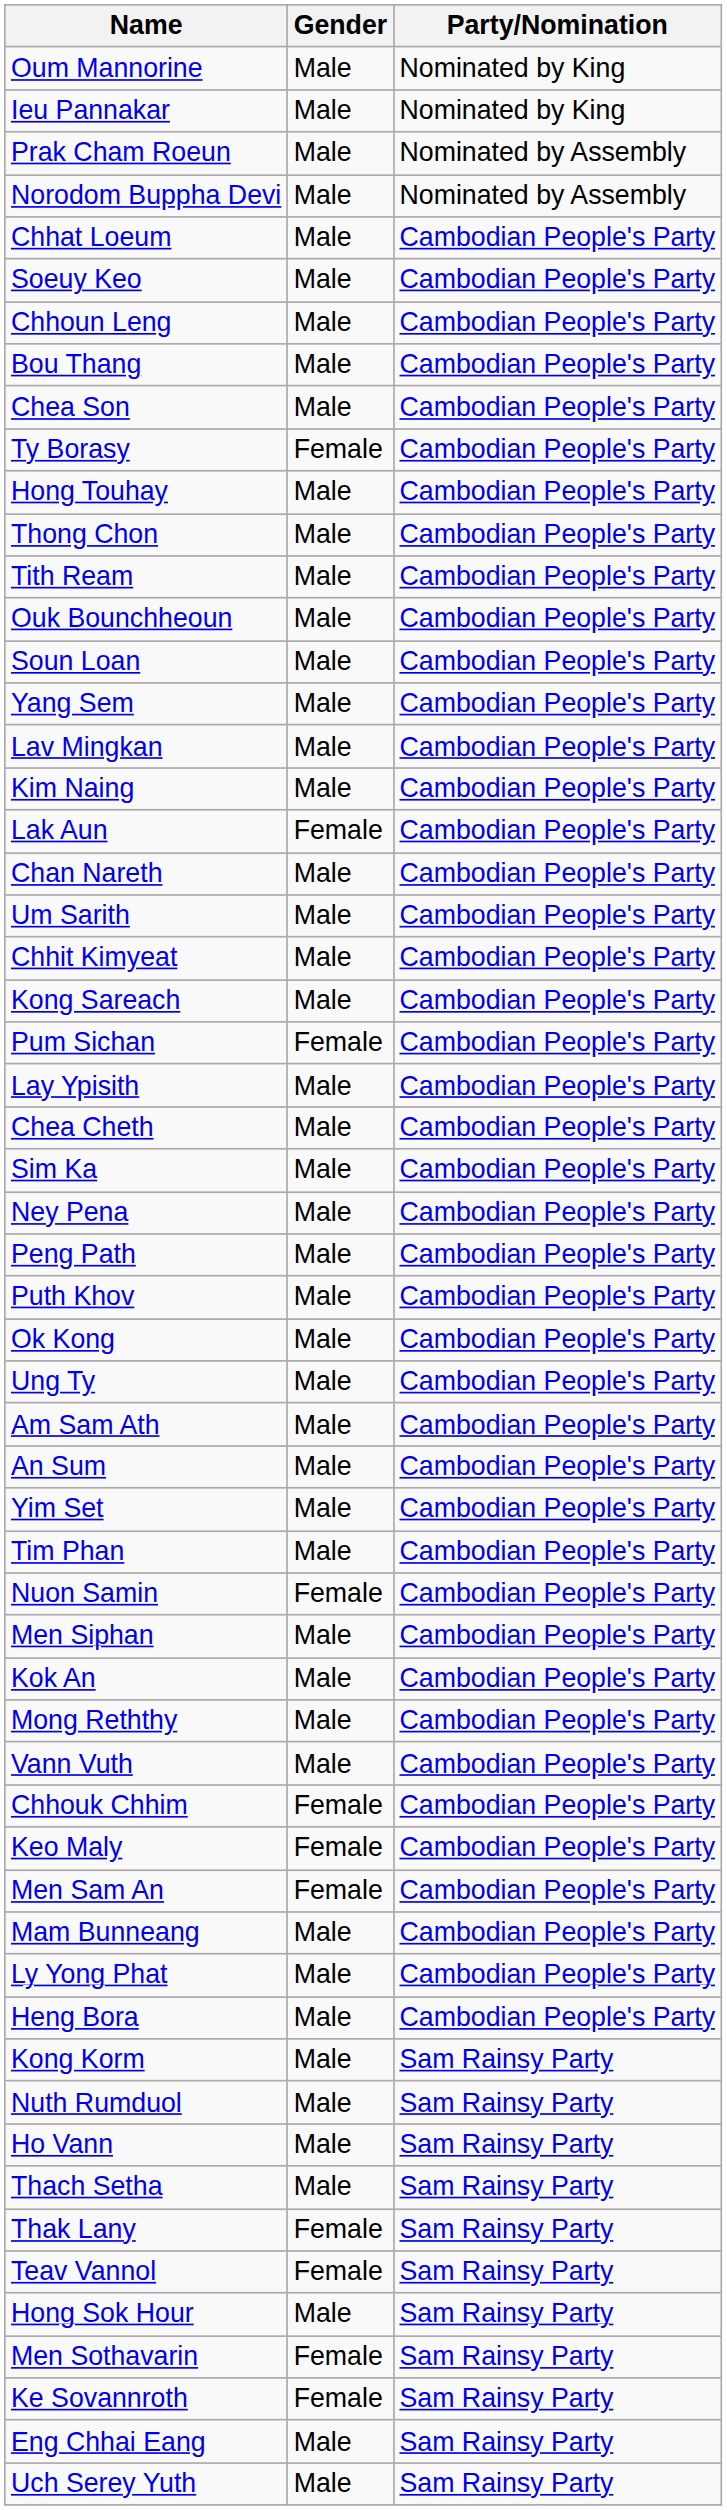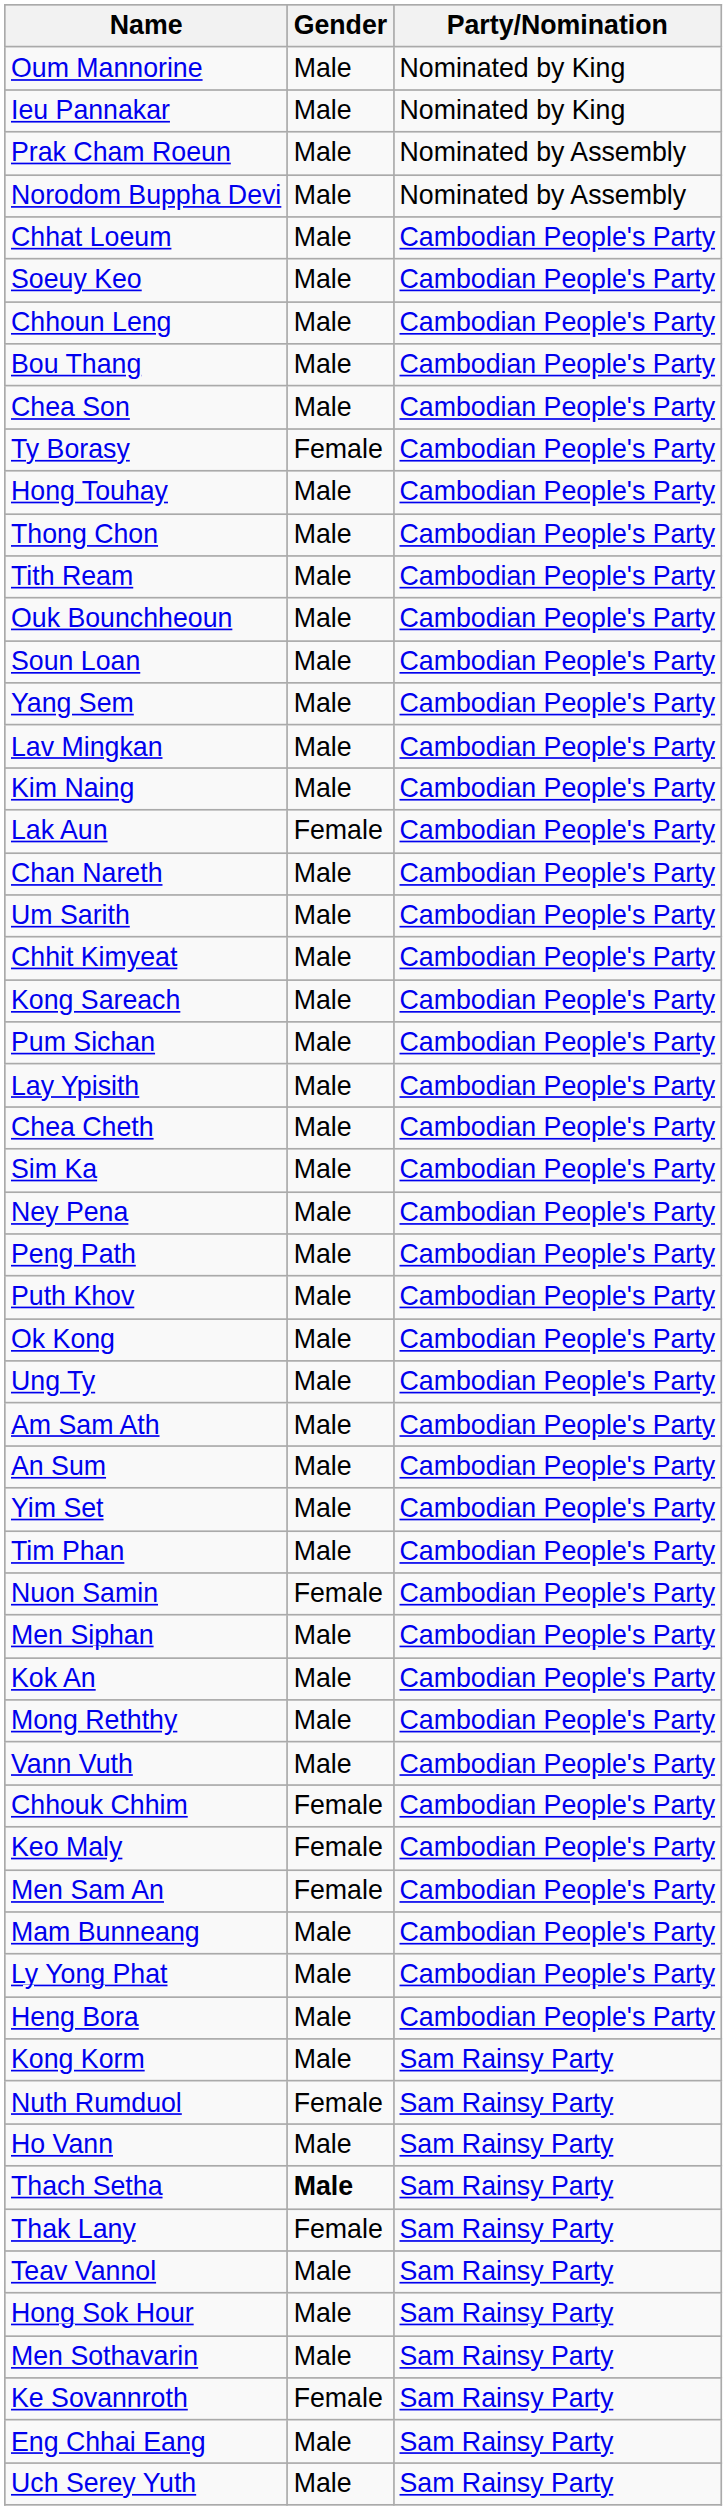(338, 1042) Female -> (323, 1042) Male
(323, 2102) Male -> (338, 2102) Female
(323, 2186) normal -> (323, 2186) bold
(338, 2271) Female -> (323, 2271) Male
(338, 2356) Female -> (323, 2356) Male
